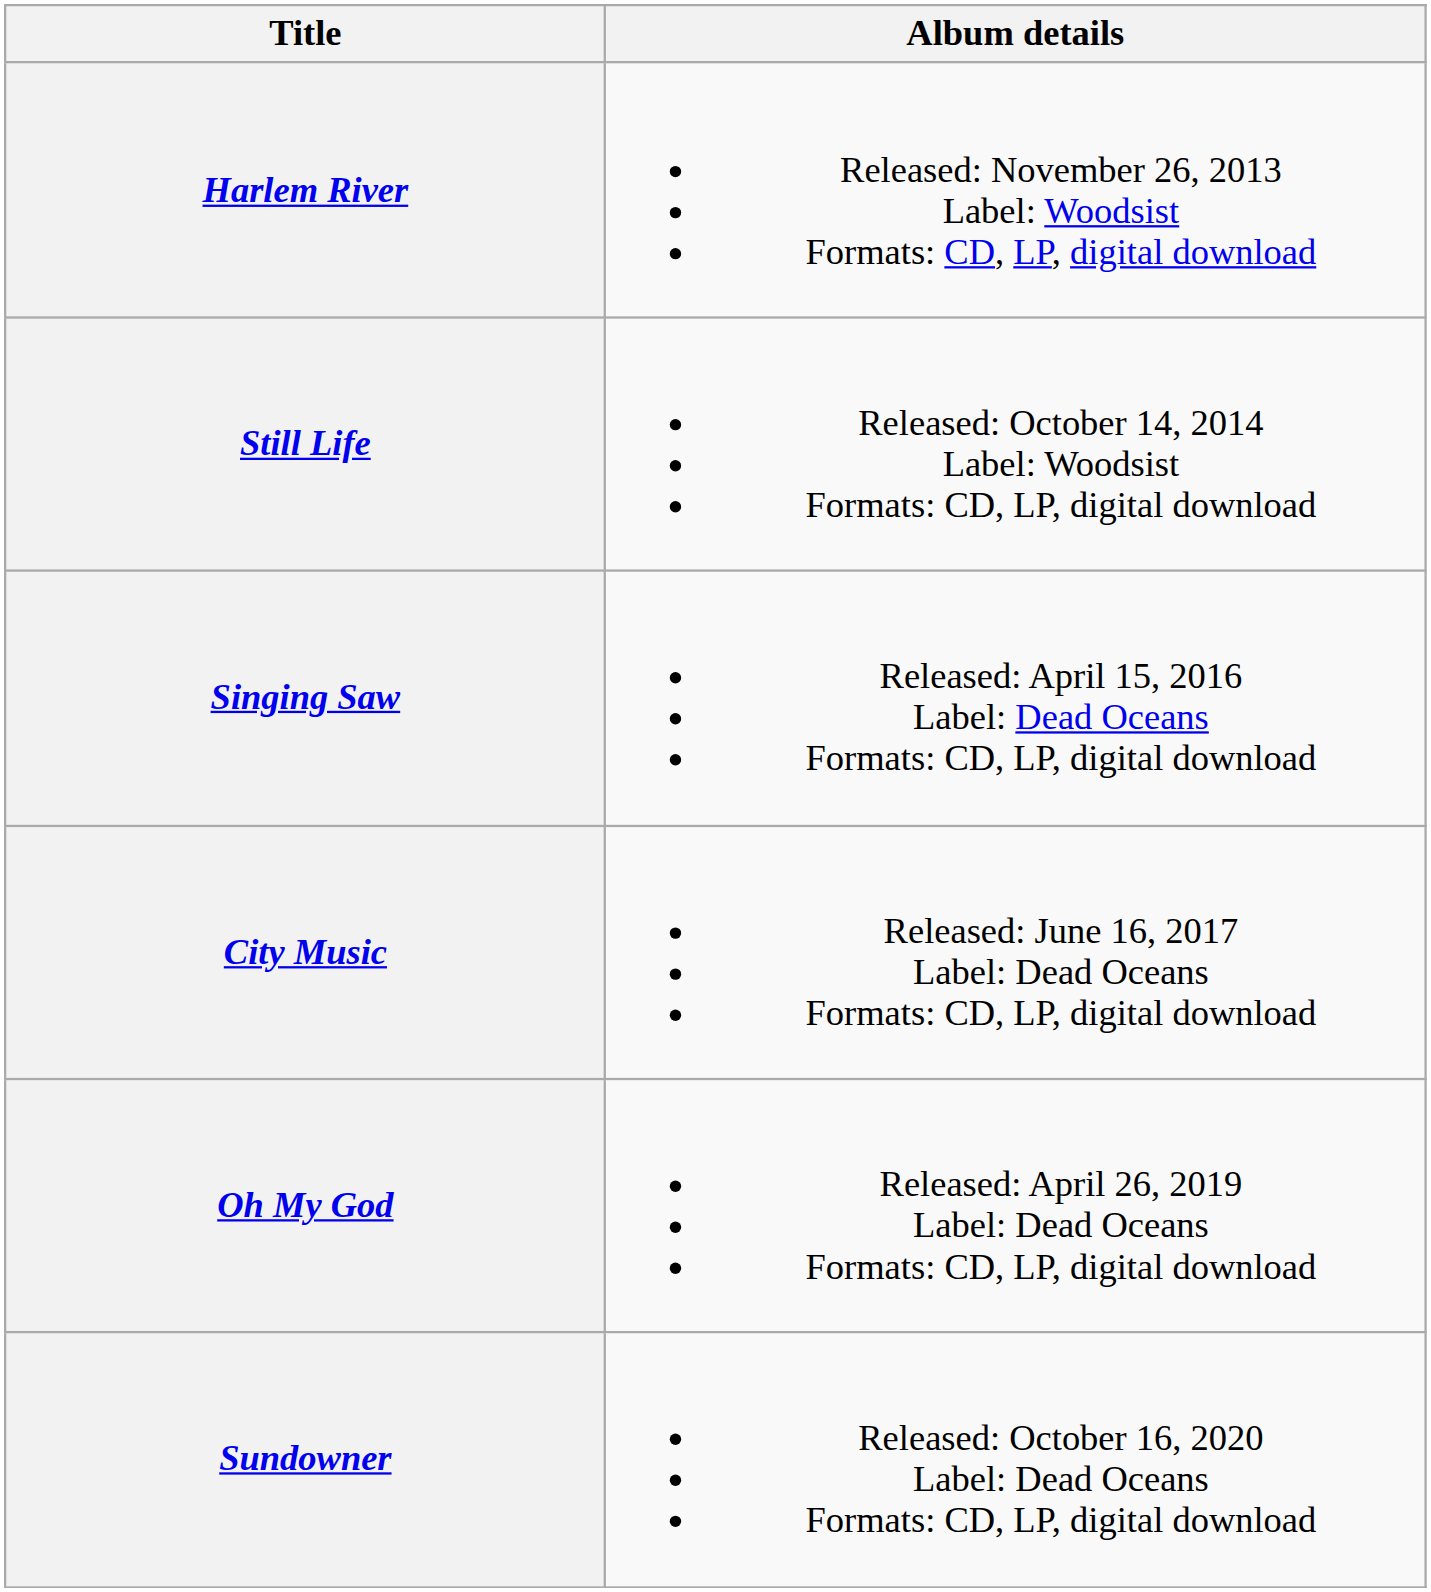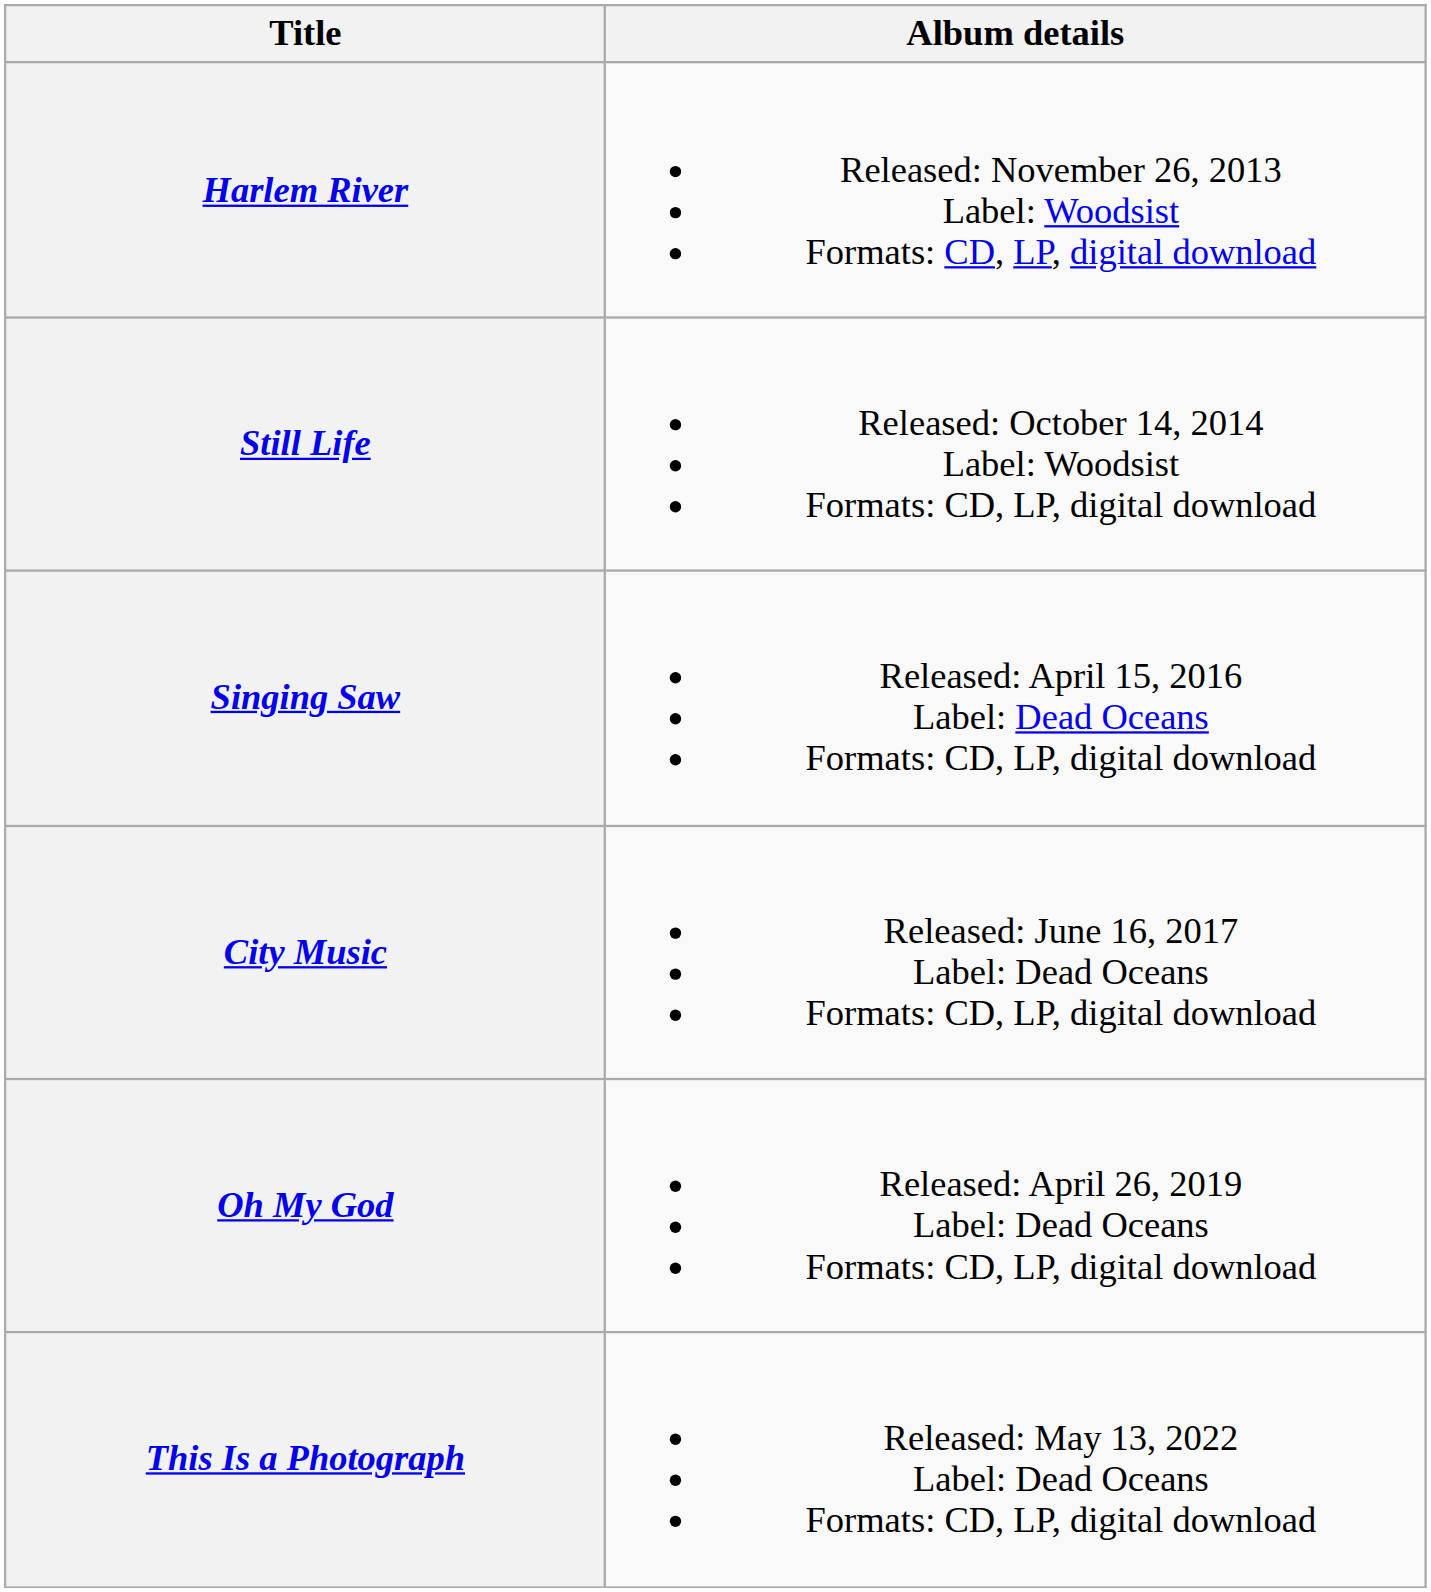- row: (305, 1458)
+ row: (305, 1458)
